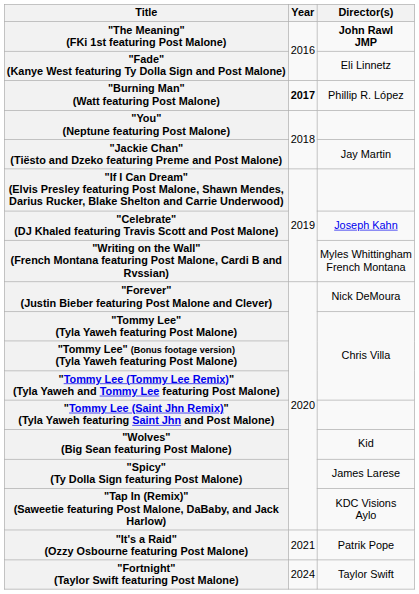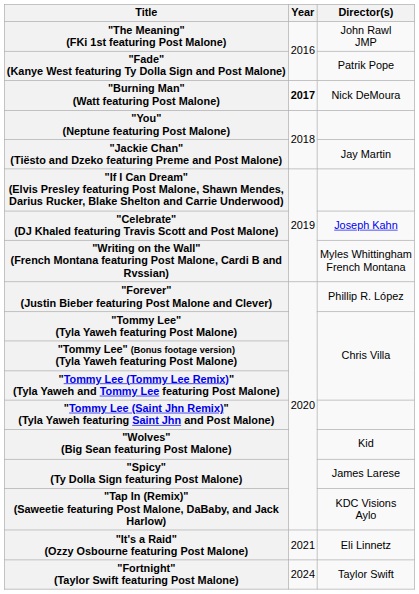(366, 36) bold -> (366, 36) normal
(366, 65) Eli Linnetz -> (366, 65) Patrik Pope
(366, 95) Phillip R. López -> (366, 95) Nick DeMoura
(366, 296) Nick DeMoura -> (366, 296) Phillip R. López
(366, 545) Patrik Pope -> (366, 545) Eli Linnetz
